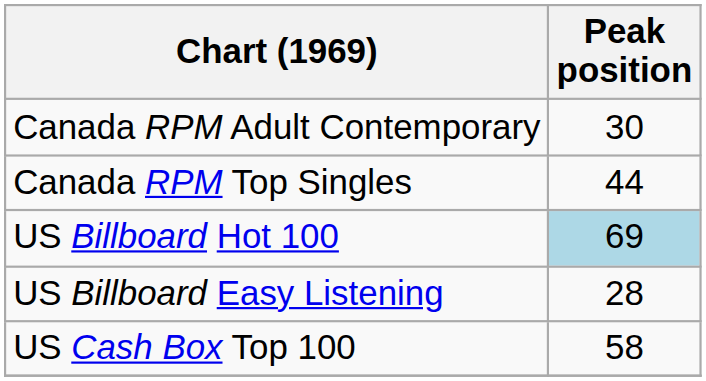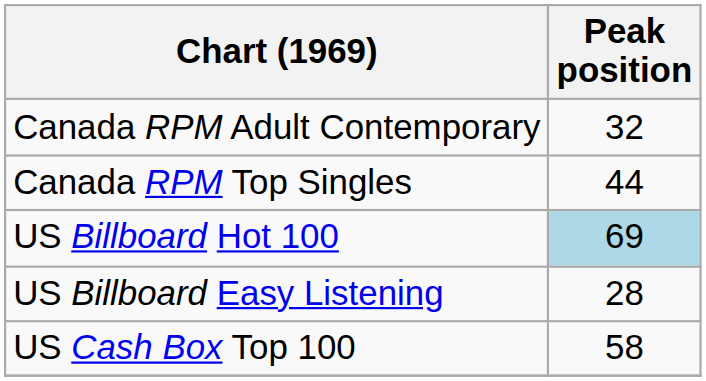(624, 126) 30 -> (624, 126) 32
